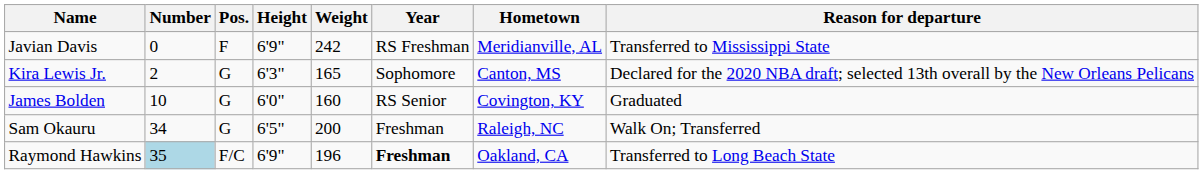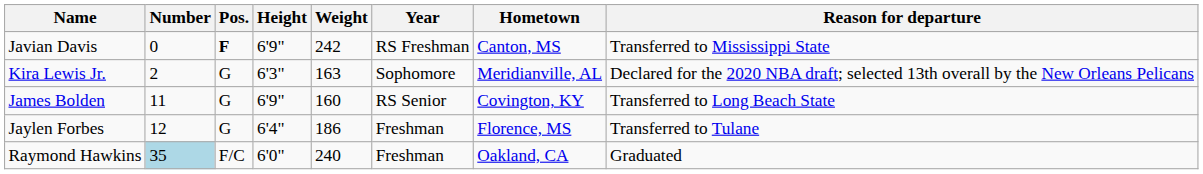(224, 45) normal -> (224, 45) bold
(540, 45) Meridianville, AL -> (519, 45) Canton, MS
(328, 73) 165 -> (328, 73) 163
(519, 73) Canton, MS -> (540, 73) Meridianville, AL
(158, 100) 10 -> (158, 100) 11
(271, 100) 6'0" -> (271, 100) 6'9"
(646, 100) Graduated -> (722, 100) Transferred to Long Beach State
+ row: (56, 127)
- row: (52, 127)
(271, 155) 6'9" -> (271, 155) 6'0"
(328, 155) 196 -> (328, 155) 240
(413, 155) bold -> (410, 155) normal
(722, 155) Transferred to Long Beach State -> (646, 155) Graduated
